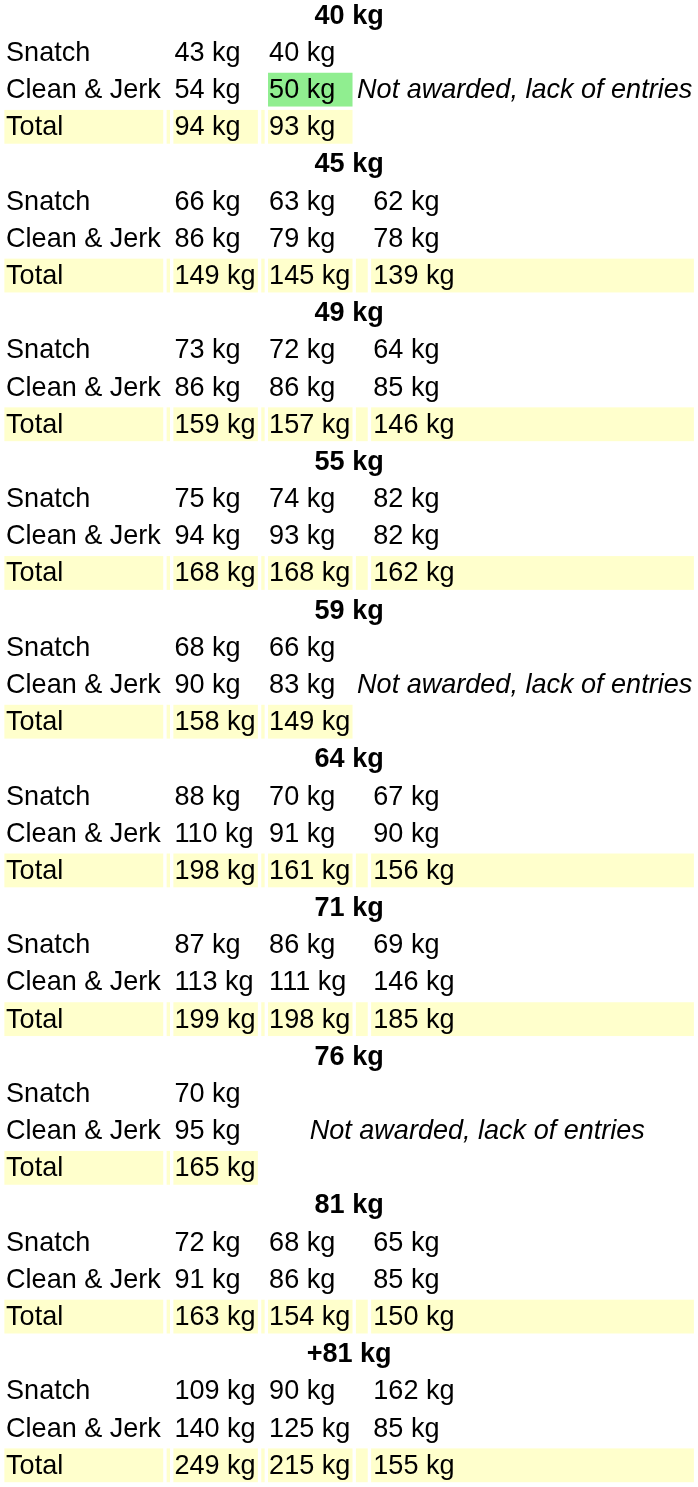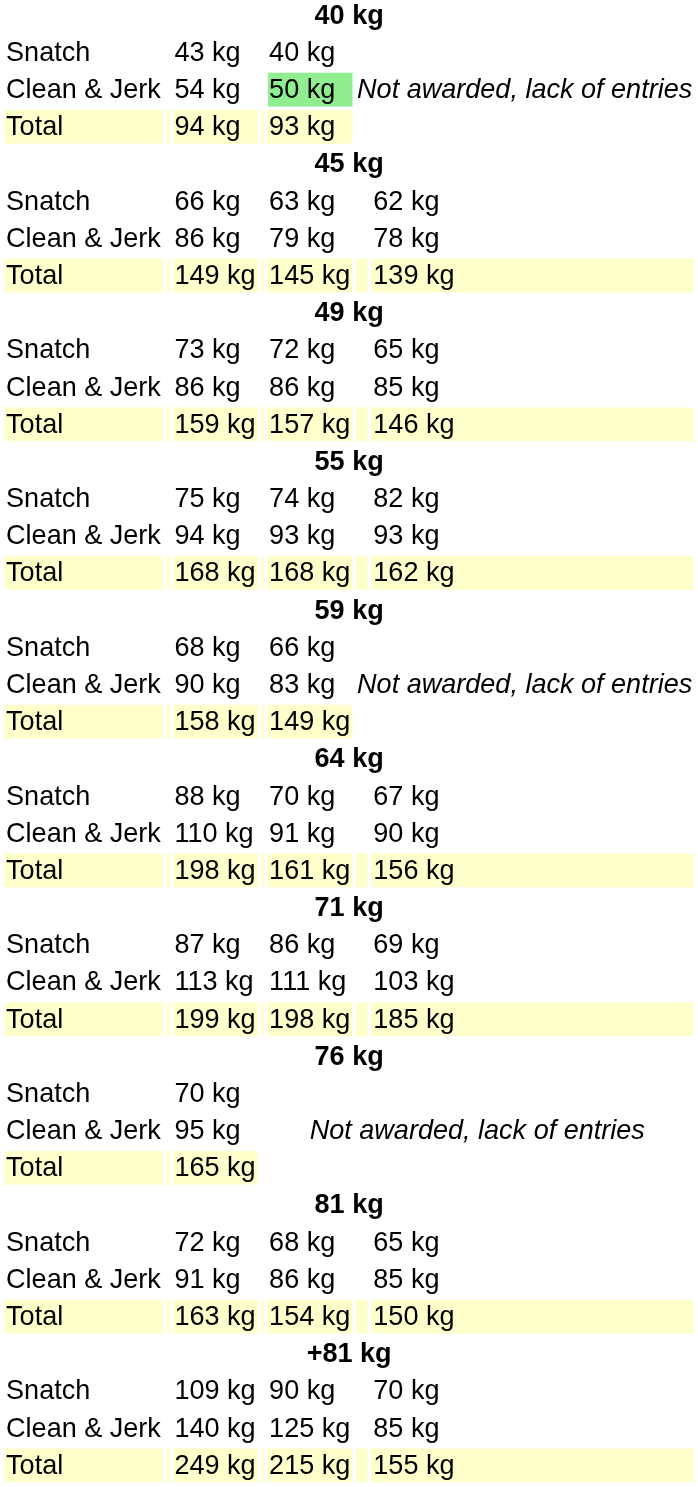(406, 349) 64 kg -> (406, 349) 65 kg
(406, 535) 82 kg -> (406, 535) 93 kg
(414, 981) 146 kg -> (414, 981) 103 kg
(414, 1390) 162 kg -> (406, 1390) 70 kg
